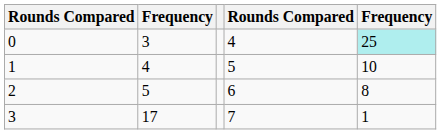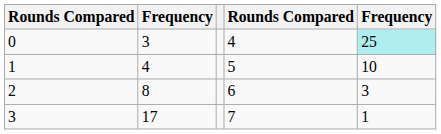(146, 91) 5 -> (146, 91) 8
(365, 91) 8 -> (365, 91) 3
